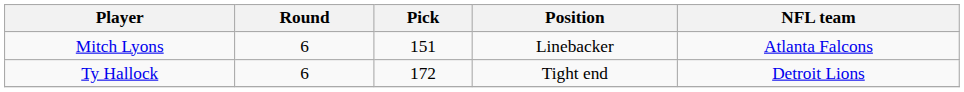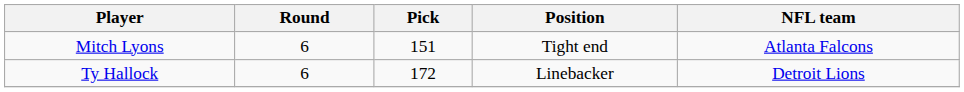(575, 45) Linebacker -> (575, 45) Tight end
(575, 73) Tight end -> (575, 73) Linebacker
